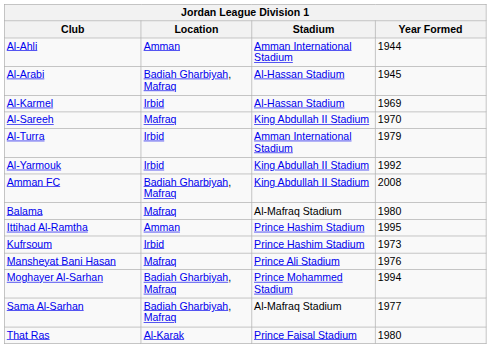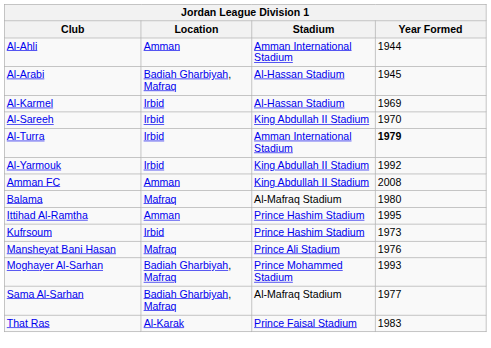(160, 120) Mafraq -> (154, 120) Irbid
(390, 137) normal -> (390, 137) bold
(187, 188) Badiah Gharbiyah, Mafraq -> (162, 182) Amman
(390, 278) 1994 -> (390, 266) 1993
(390, 335) 1980 -> (390, 323) 1983
